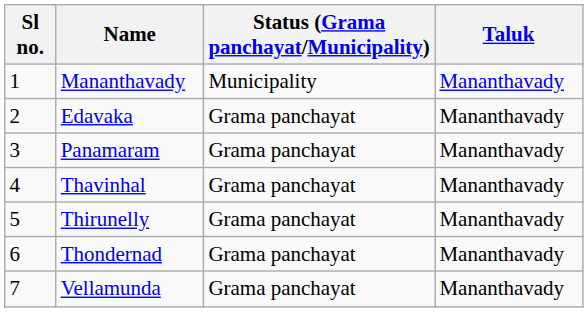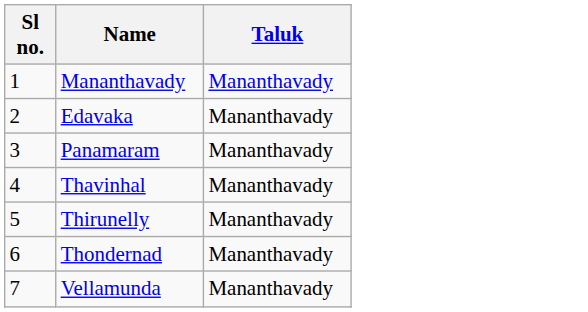- column: (319, 34)
